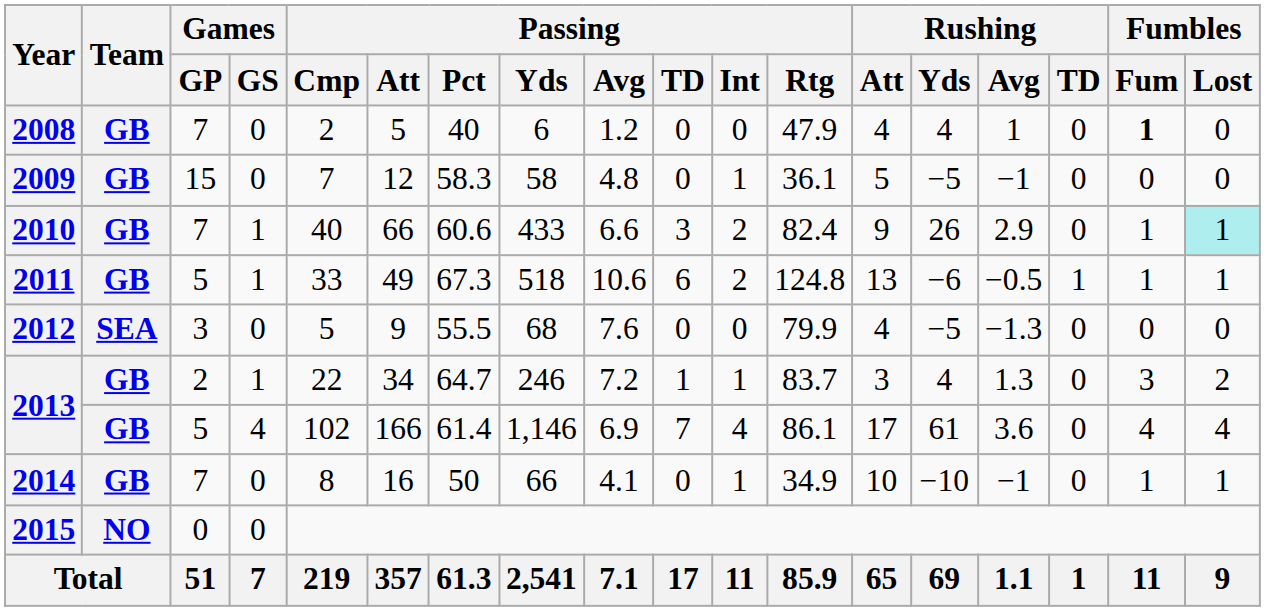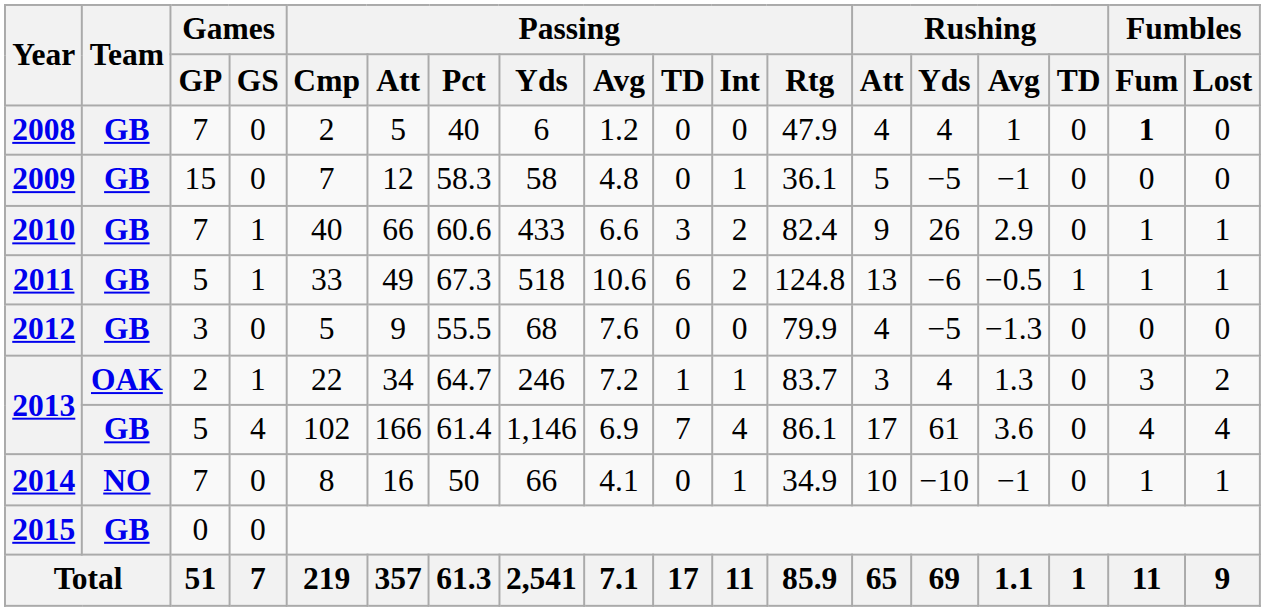(1222, 229) paleturquoise background -> (1222, 229) no background
(127, 329) SEA -> (127, 329) GB
(127, 379) GB -> (127, 379) OAK
(127, 479) GB -> (127, 479) NO
(127, 529) NO -> (127, 529) GB
